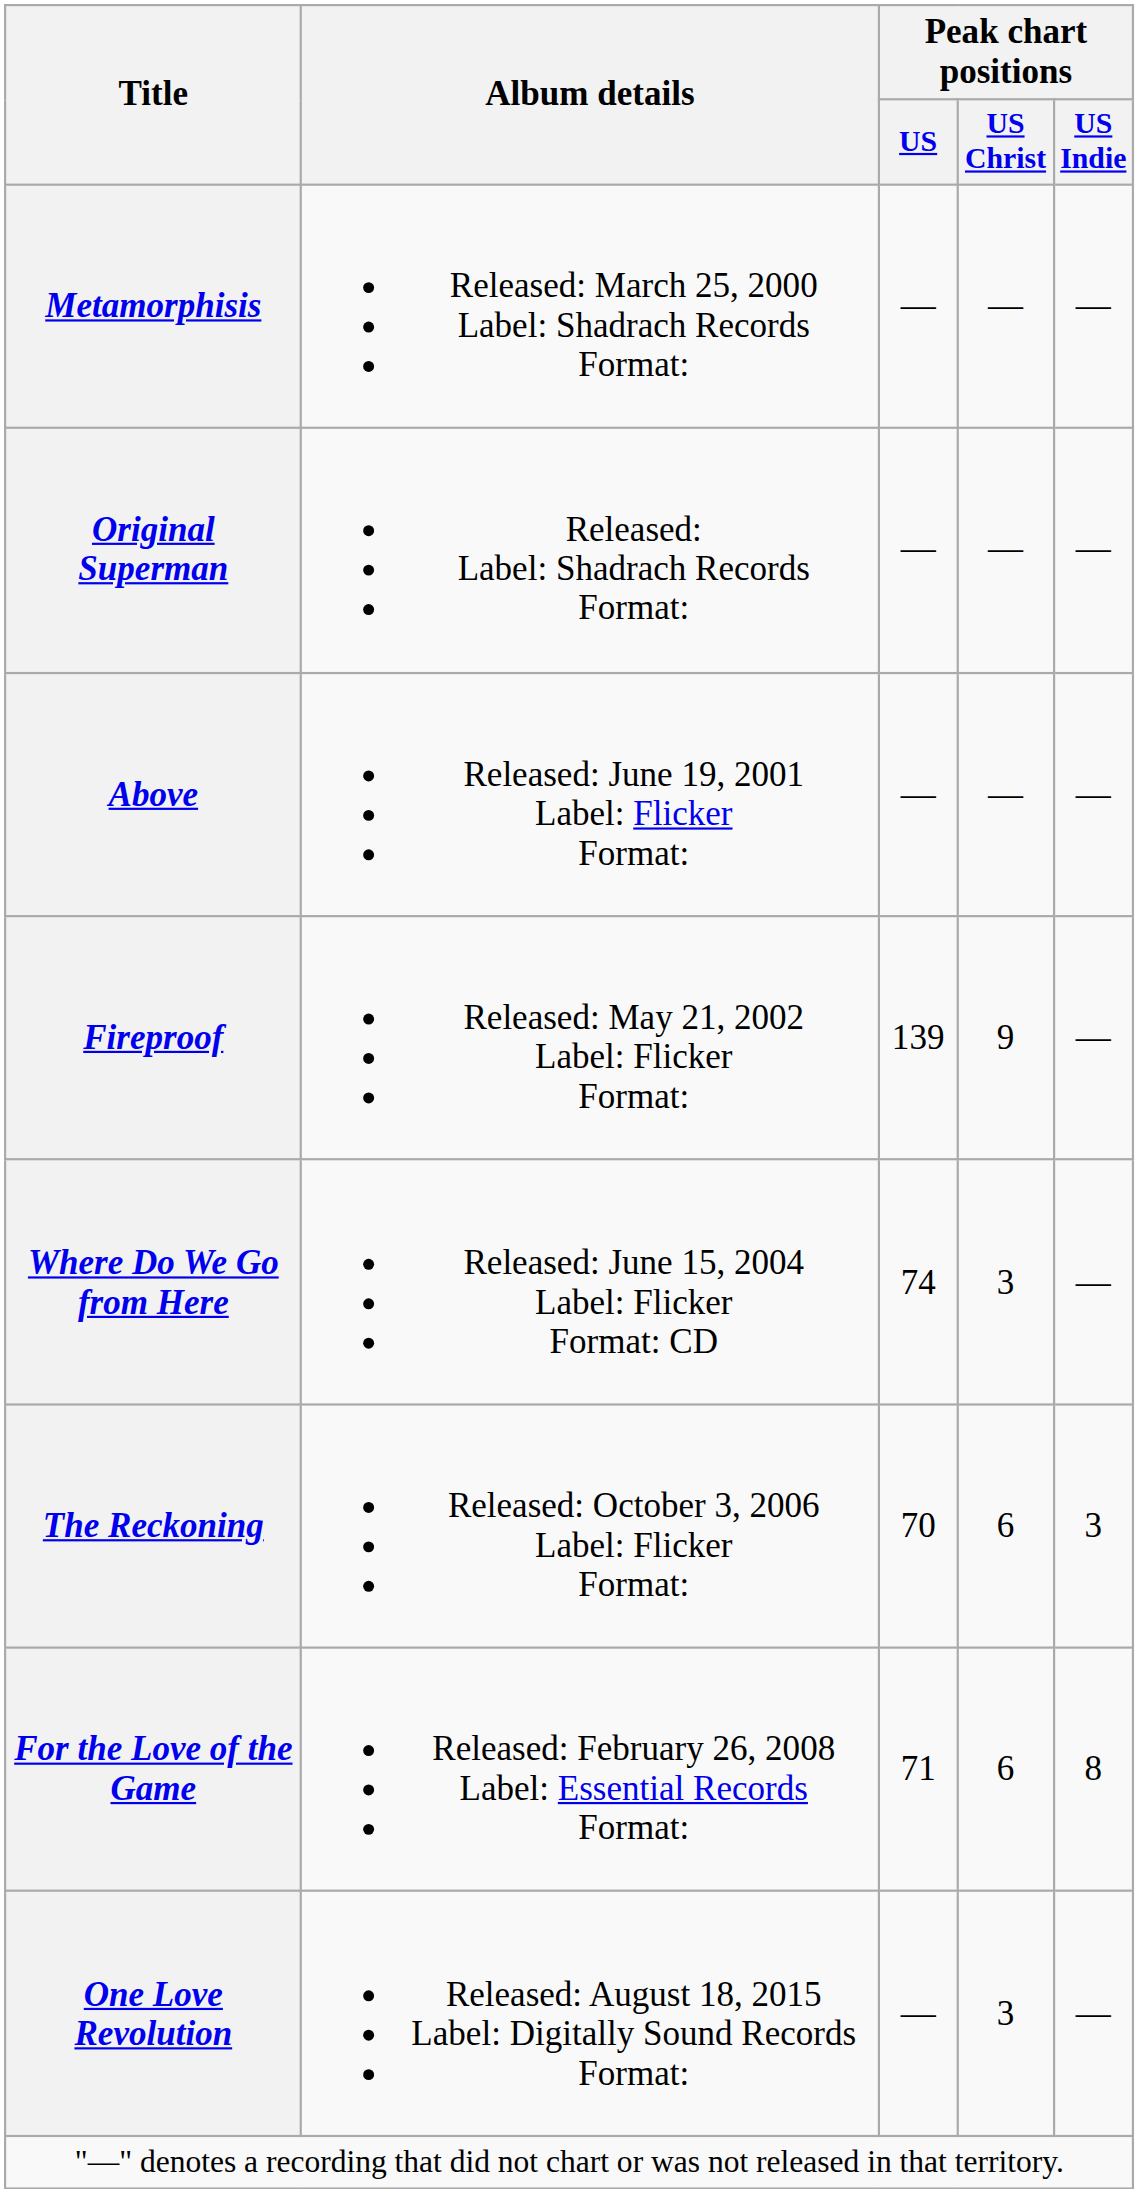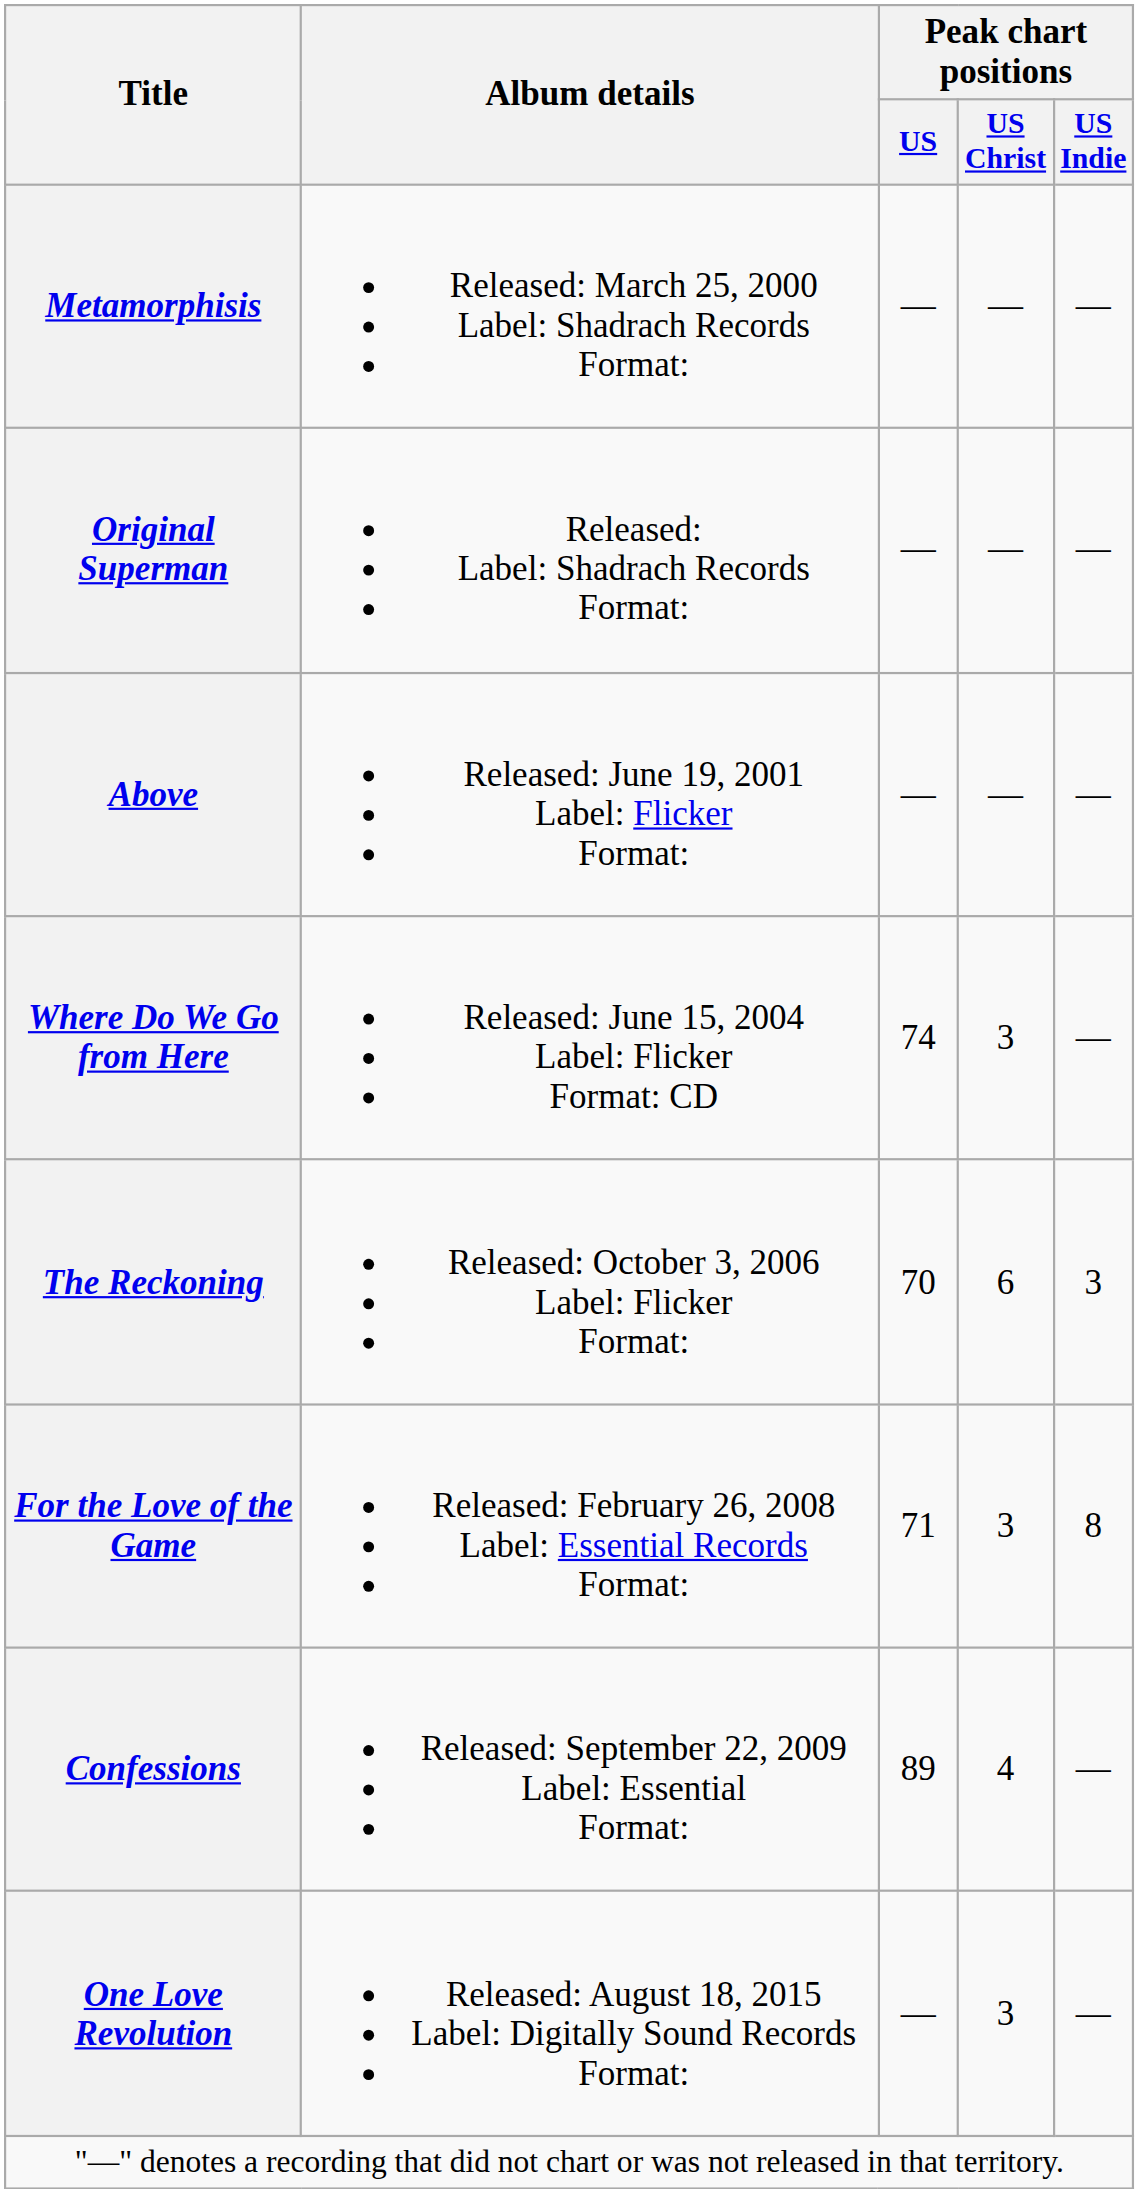- row: (153, 1037)
(1006, 1769) 6 -> (1006, 1525) 3
+ row: (153, 1769)
